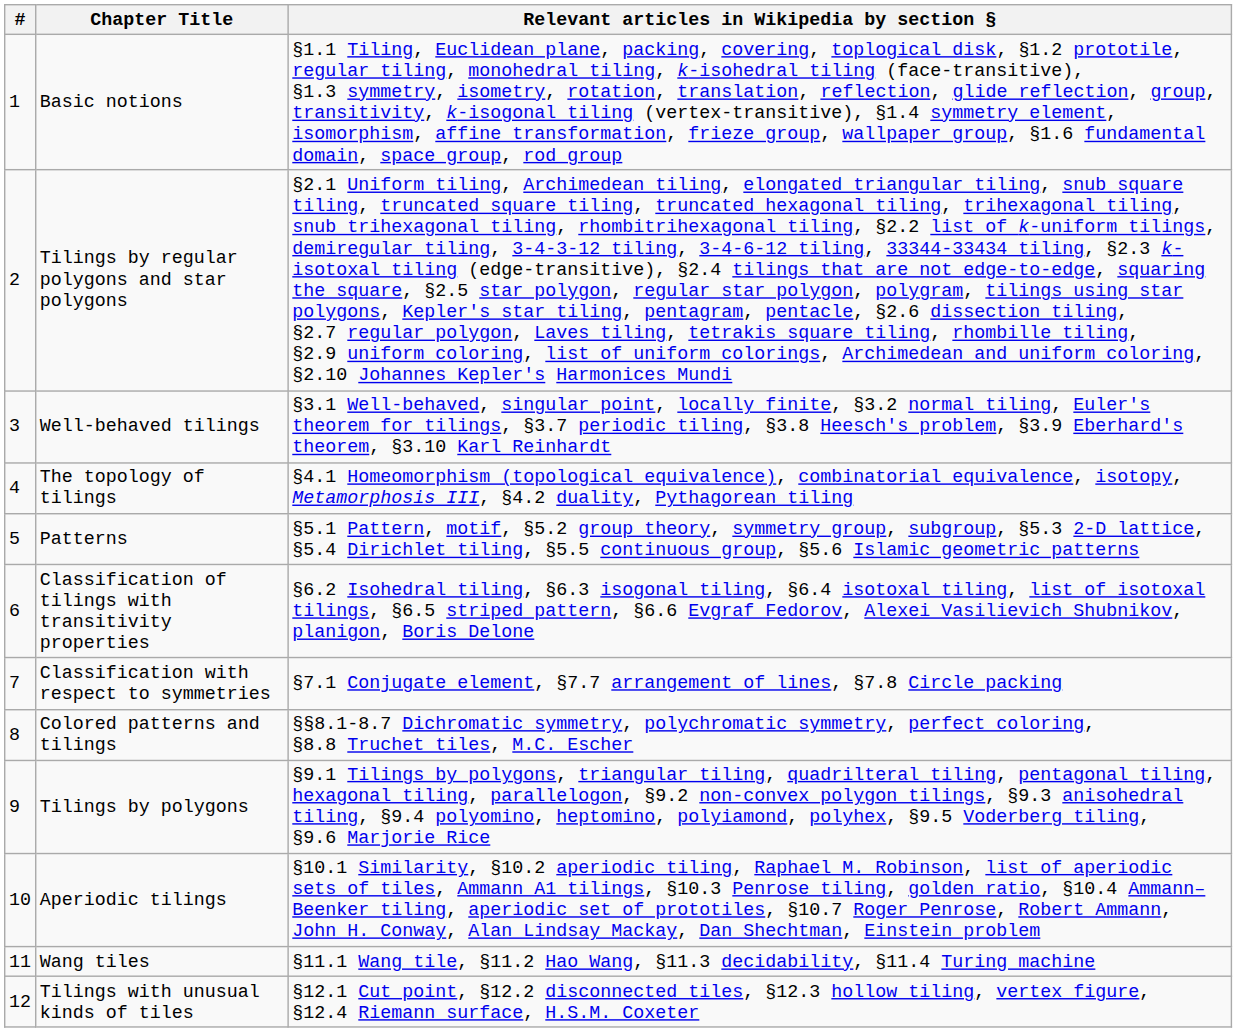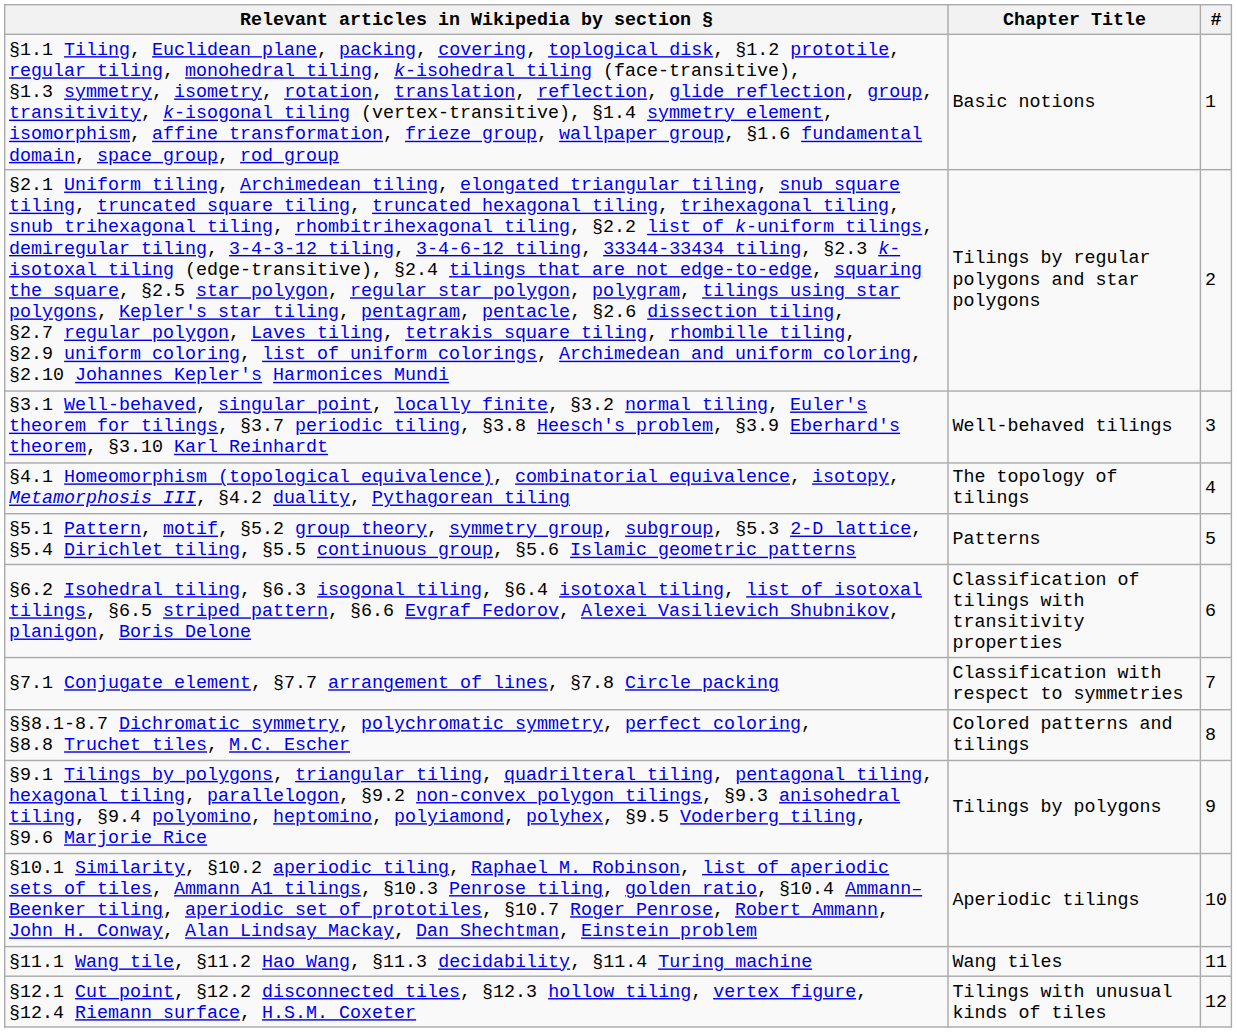columns swapped: (20, 20) <-> (760, 20)
